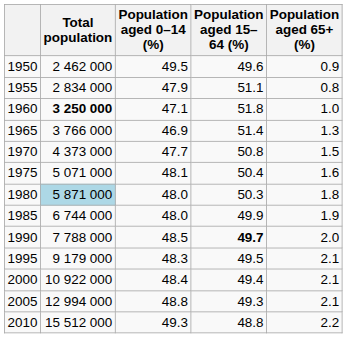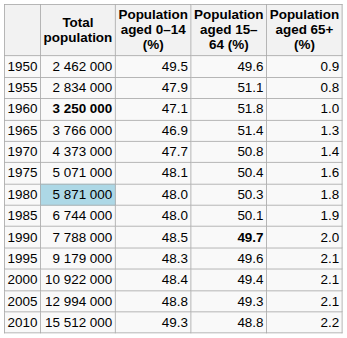(330, 151) 1.5 -> (330, 151) 1.4
(250, 215) 49.9 -> (250, 215) 50.1
(250, 258) 49.5 -> (250, 258) 49.6
